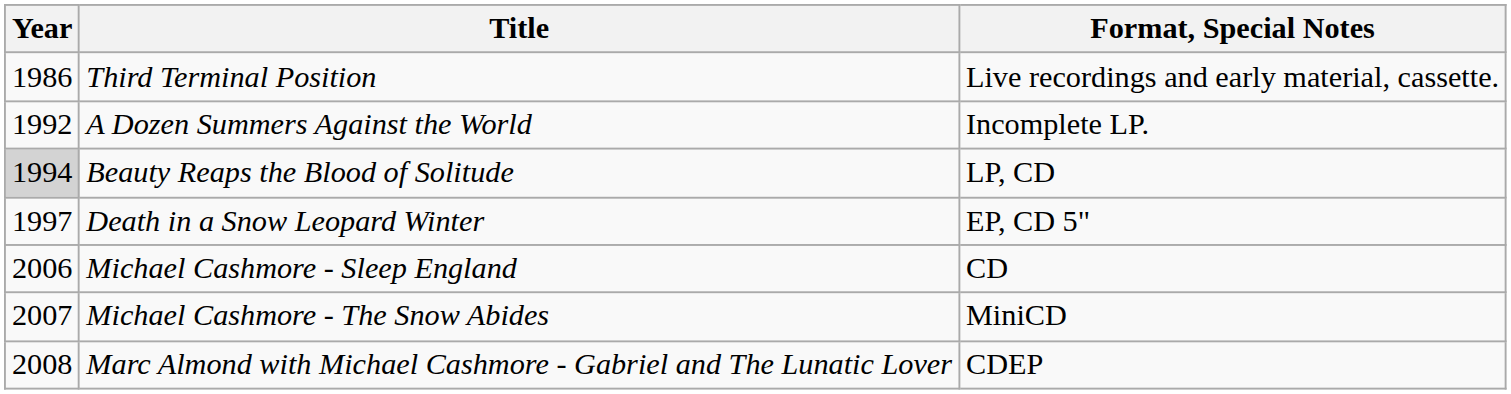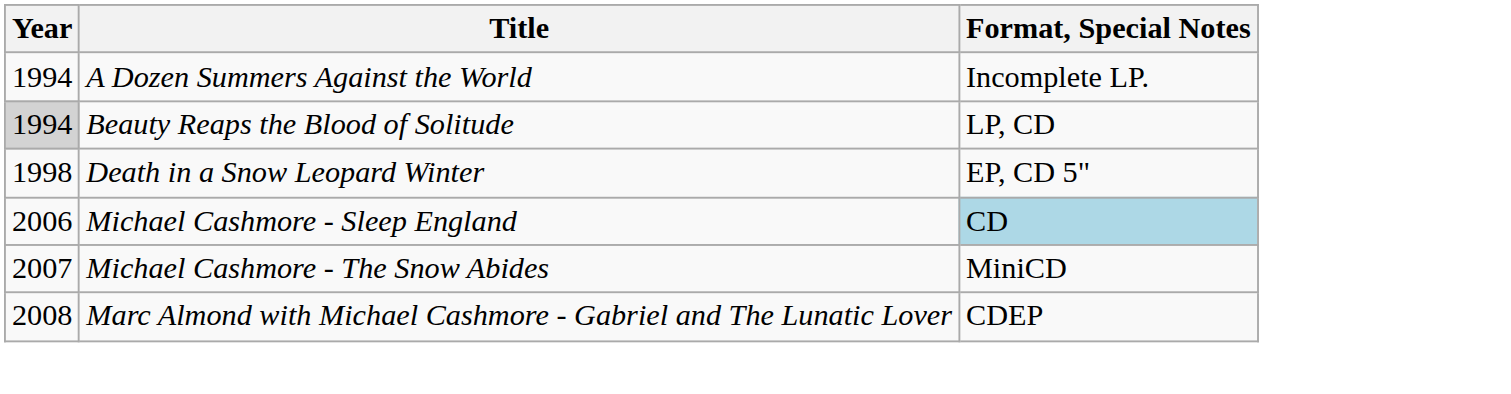- row: (231, 76)
(42, 124) 1992 -> (42, 76) 1994
(42, 220) 1997 -> (42, 172) 1998
(987, 268) no background -> (987, 220) lightblue background
